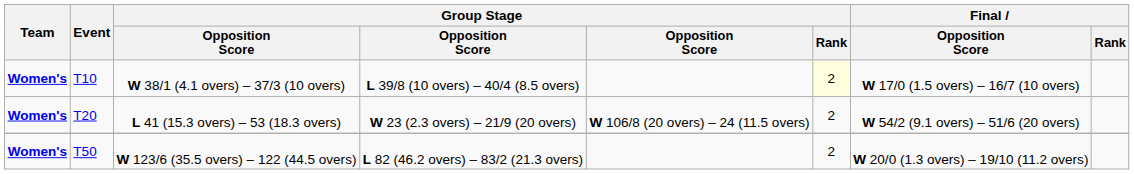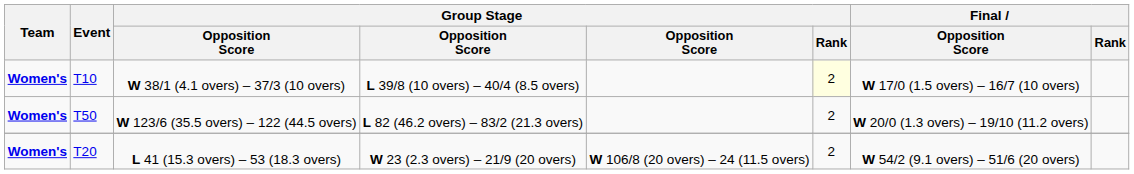rows swapped: (236, 123) <-> (236, 159)
